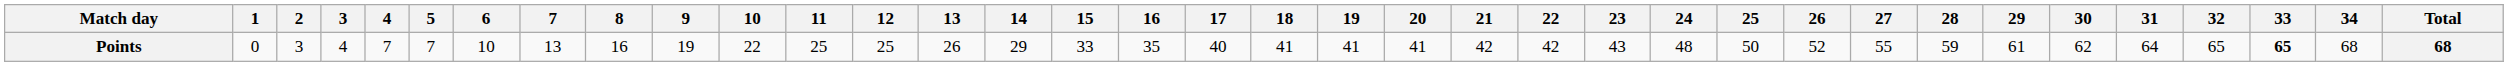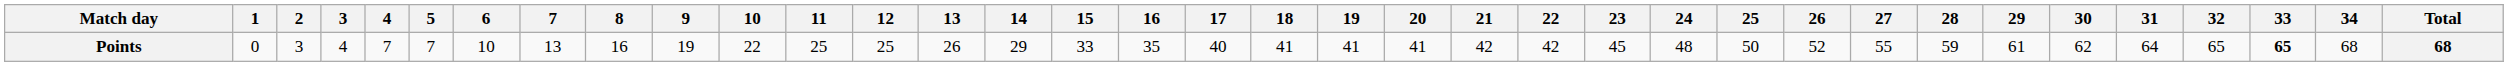(1617, 46) 43 -> (1617, 46) 45
